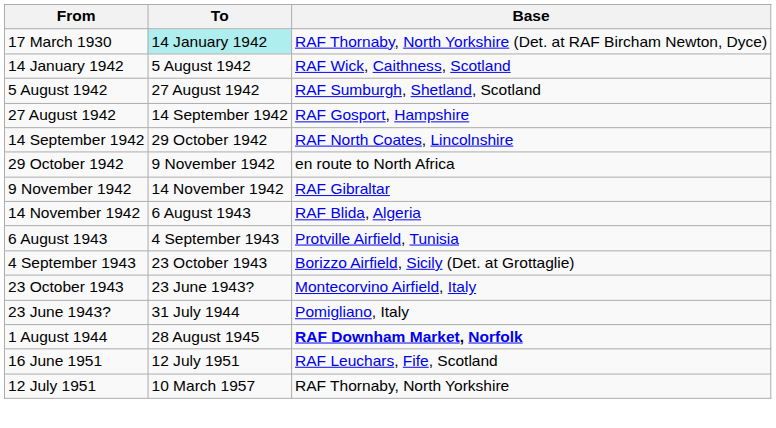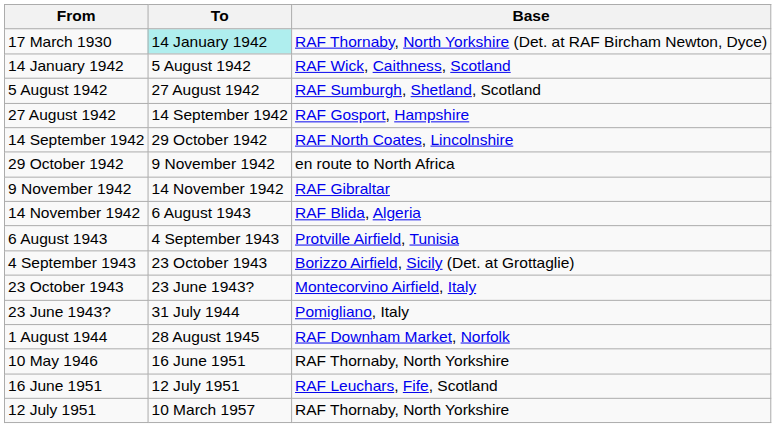(409, 336) bold -> (402, 336) normal
+ row: (53, 361)
